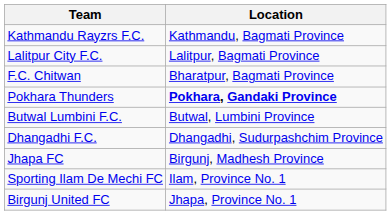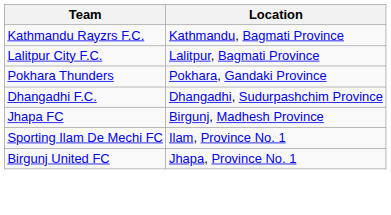- row: (44, 76)
(253, 96) bold -> (248, 76) normal
- row: (65, 117)
